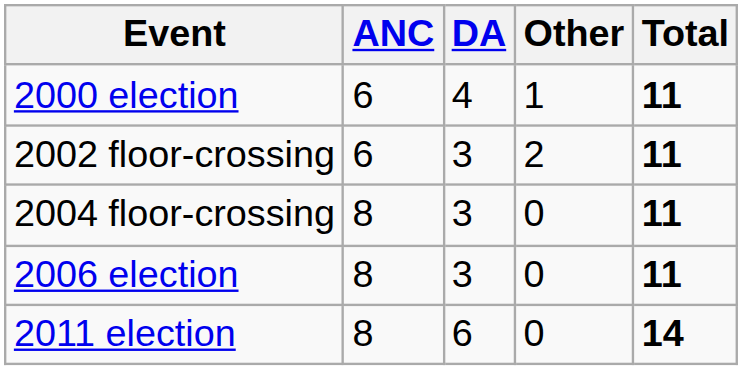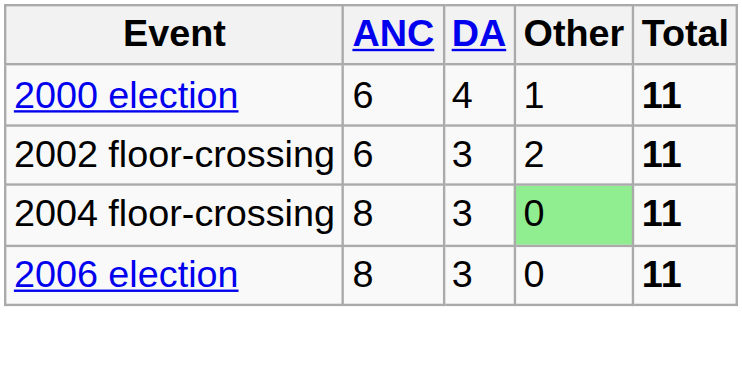(534, 214) no background -> (534, 214) lightgreen background
- row: (125, 333)
